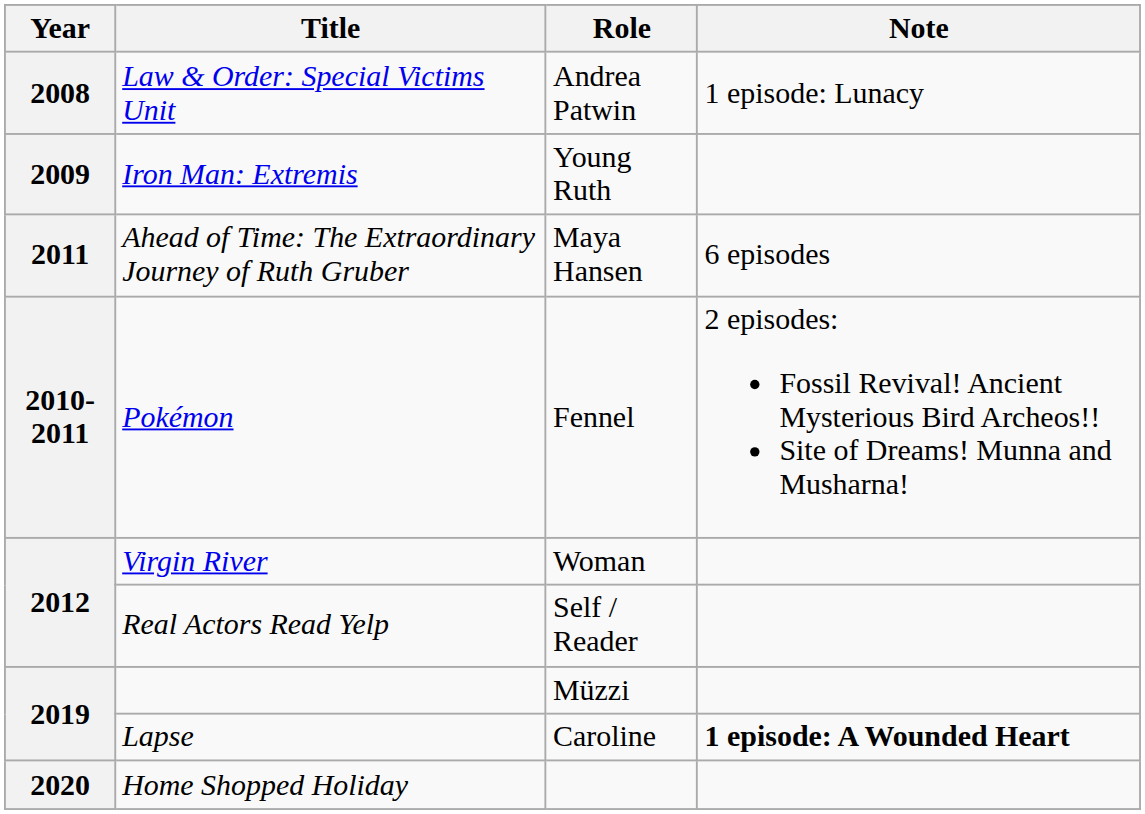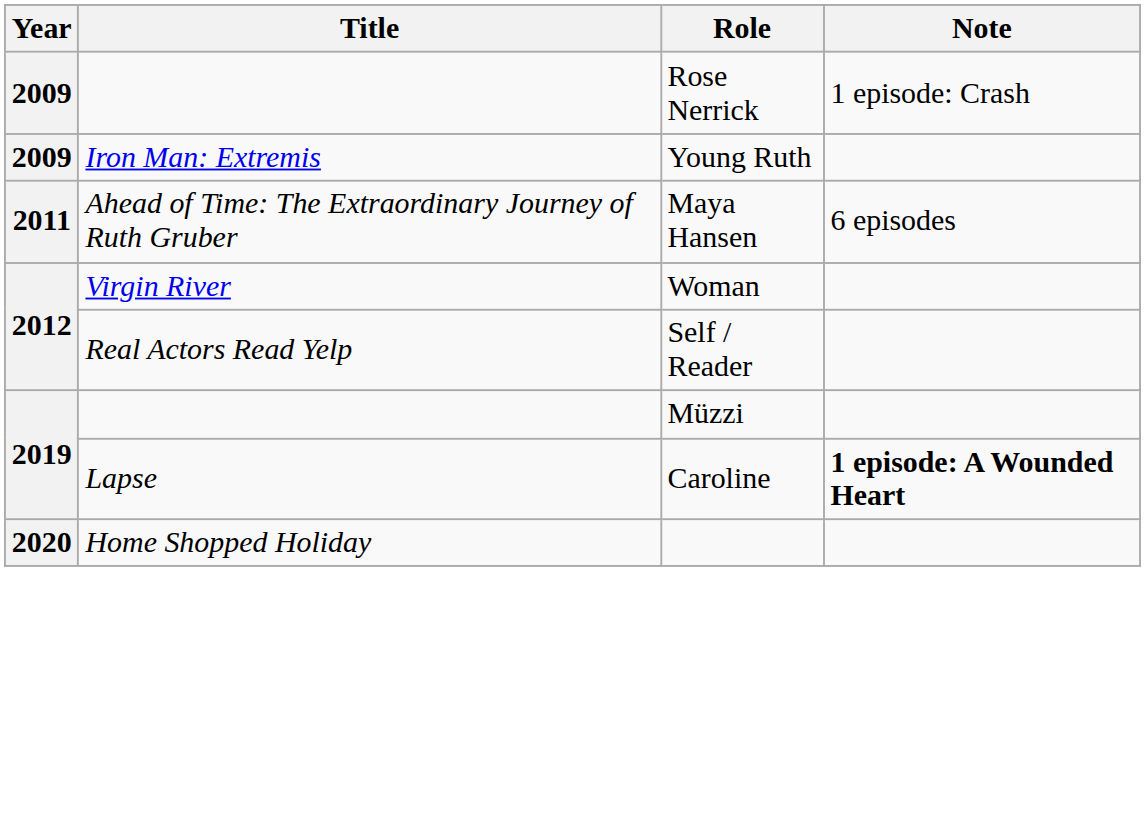- row: (597, 92)
+ row: (713, 92)
- row: (594, 416)
